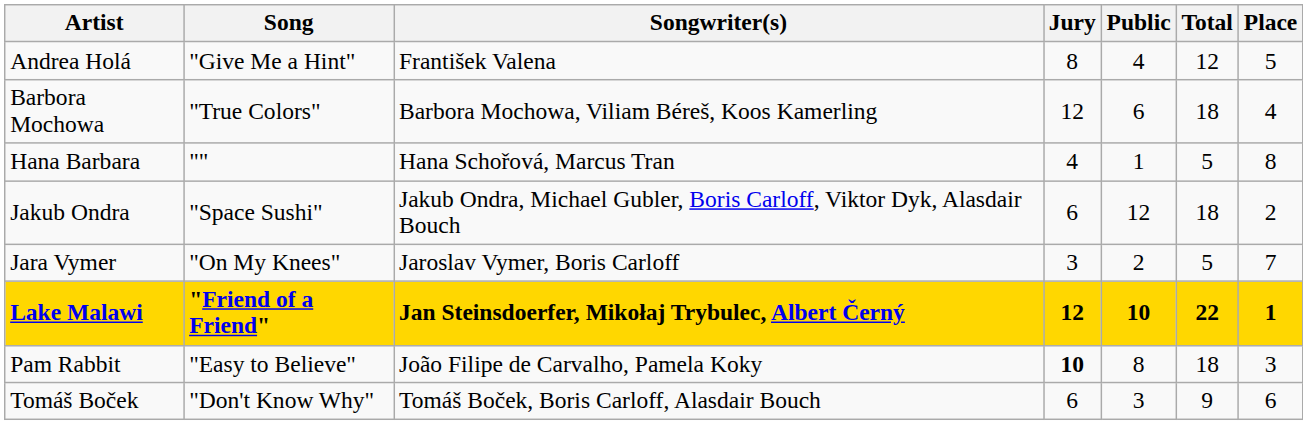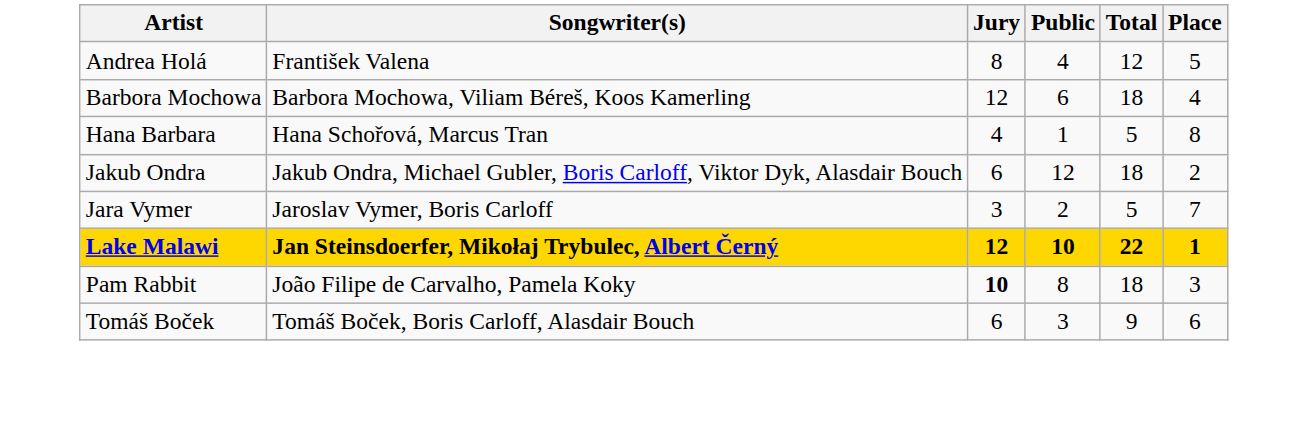- column: (289, 23)
